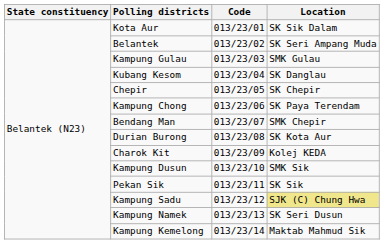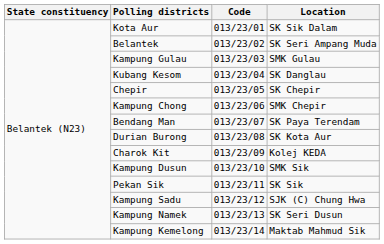(314, 106) SK Paya Terendam -> (298, 106) SMK Chepir
(298, 122) SMK Chepir -> (314, 122) SK Paya Terendam
(317, 200) khaki background -> (317, 200) no background
